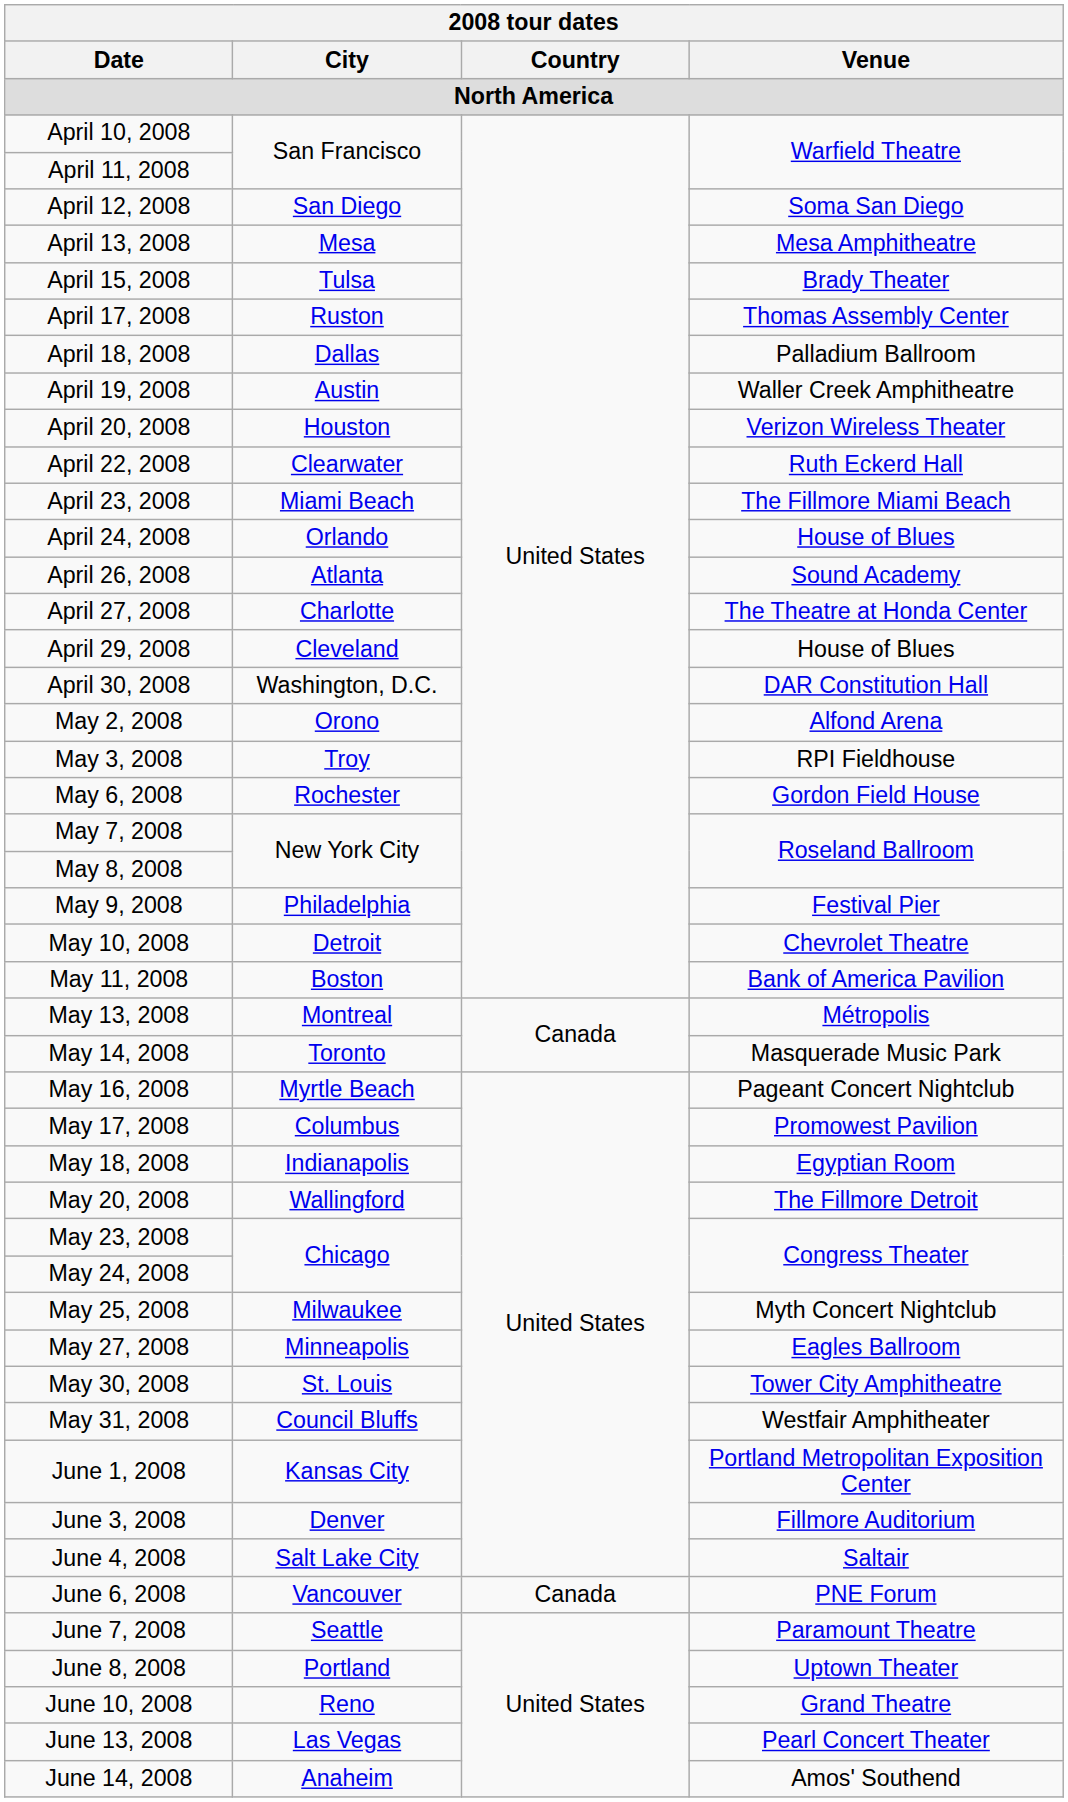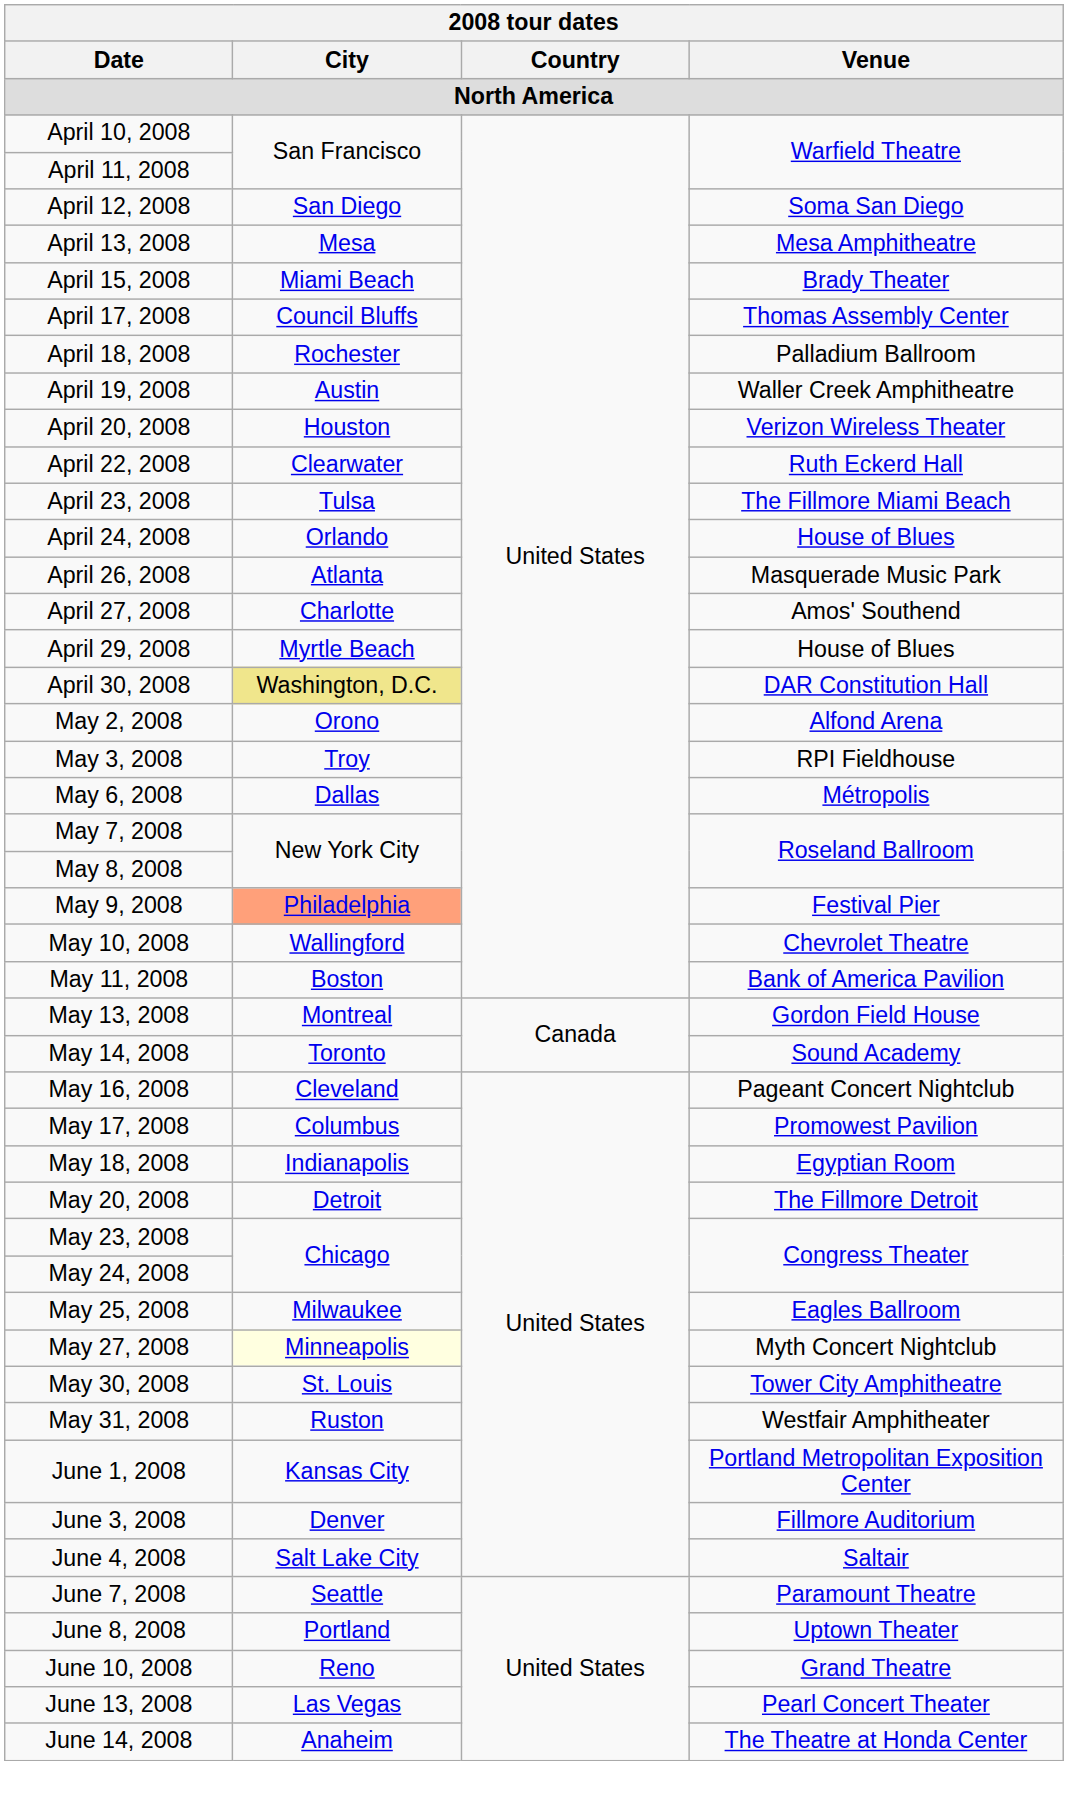(347, 280) Tulsa -> (347, 280) Miami Beach
(347, 317) Ruston -> (347, 317) Council Bluffs
(347, 354) Dallas -> (347, 354) Rochester
(347, 501) Miami Beach -> (347, 501) Tulsa
(876, 574) Sound Academy -> (876, 574) Masquerade Music Park
(876, 611) The Theatre at Honda Center -> (876, 611) Amos' Southend
(347, 648) Cleveland -> (347, 648) Myrtle Beach
(347, 685) no background -> (347, 685) khaki background
(347, 795) Rochester -> (347, 795) Dallas
(876, 795) Gordon Field House -> (876, 795) Métropolis
(347, 905) no background -> (347, 905) lightsalmon background
(347, 942) Detroit -> (347, 942) Wallingford
(876, 1016) Métropolis -> (876, 1016) Gordon Field House
(876, 1053) Masquerade Music Park -> (876, 1053) Sound Academy
(347, 1089) Myrtle Beach -> (347, 1089) Cleveland
(347, 1200) Wallingford -> (347, 1200) Detroit
(876, 1310) Myth Concert Nightclub -> (876, 1310) Eagles Ballroom
(347, 1347) no background -> (347, 1347) lightyellow background
(876, 1347) Eagles Ballroom -> (876, 1347) Myth Concert Nightclub
(347, 1421) Council Bluffs -> (347, 1421) Ruston
- row: (119, 1594)
(876, 1778) Amos' Southend -> (876, 1741) The Theatre at Honda Center
